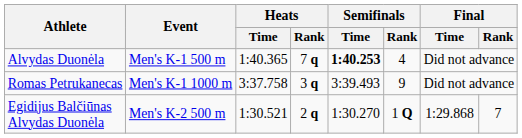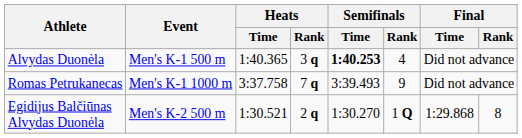(309, 60) 7 q -> (309, 60) 3 q
(309, 83) 3 q -> (309, 83) 7 q
(498, 114) 7 -> (498, 114) 8
